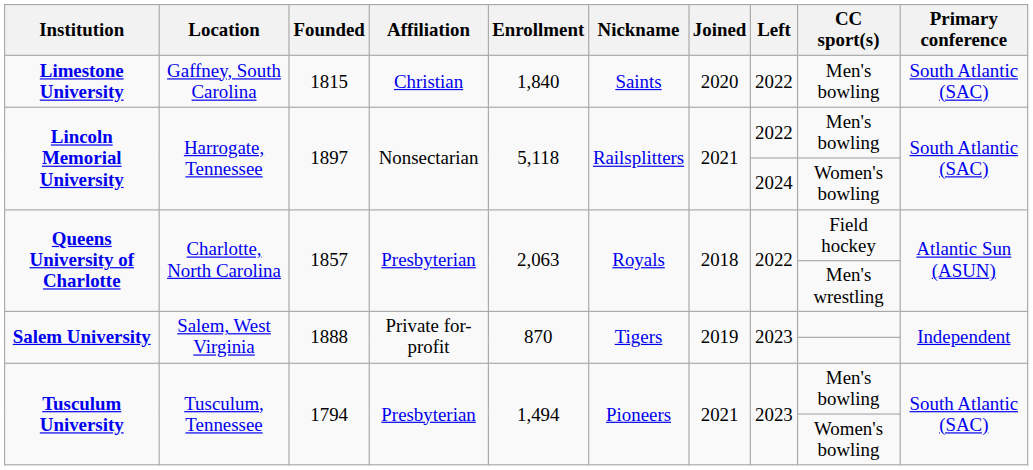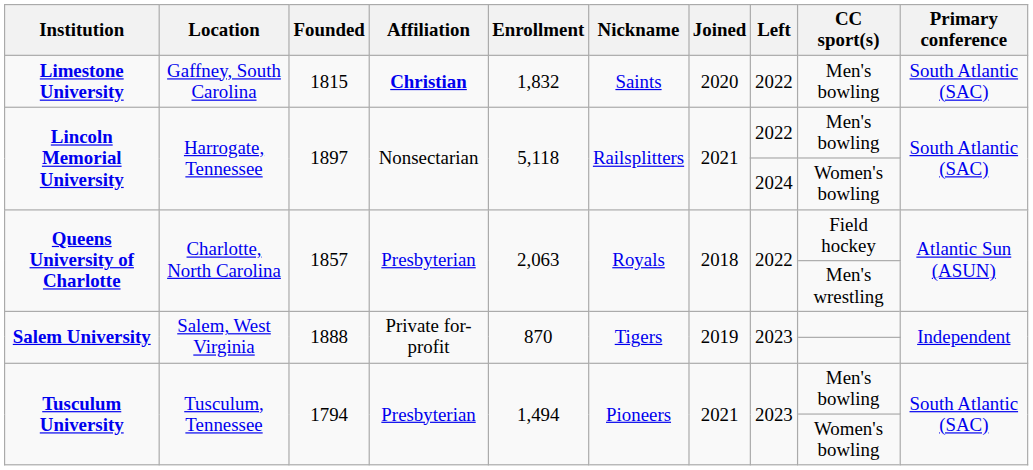(429, 81) normal -> (429, 81) bold
(538, 81) 1,840 -> (538, 81) 1,832
